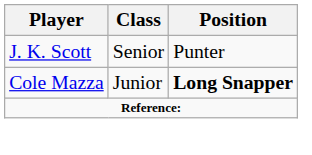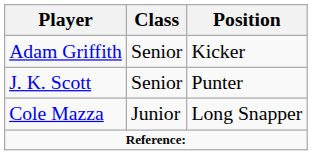+ row: (66, 51)
(233, 82) bold -> (247, 113) normal
